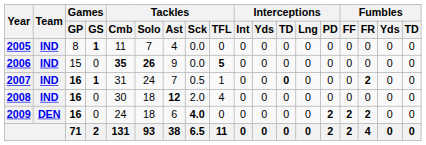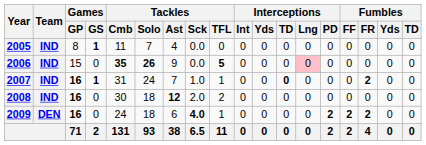(308, 64) no background -> (308, 64) pink background
(197, 81) 0.5 -> (197, 81) 1.0
(222, 98) 4 -> (222, 98) 2
(222, 115) 0 -> (222, 115) 1
